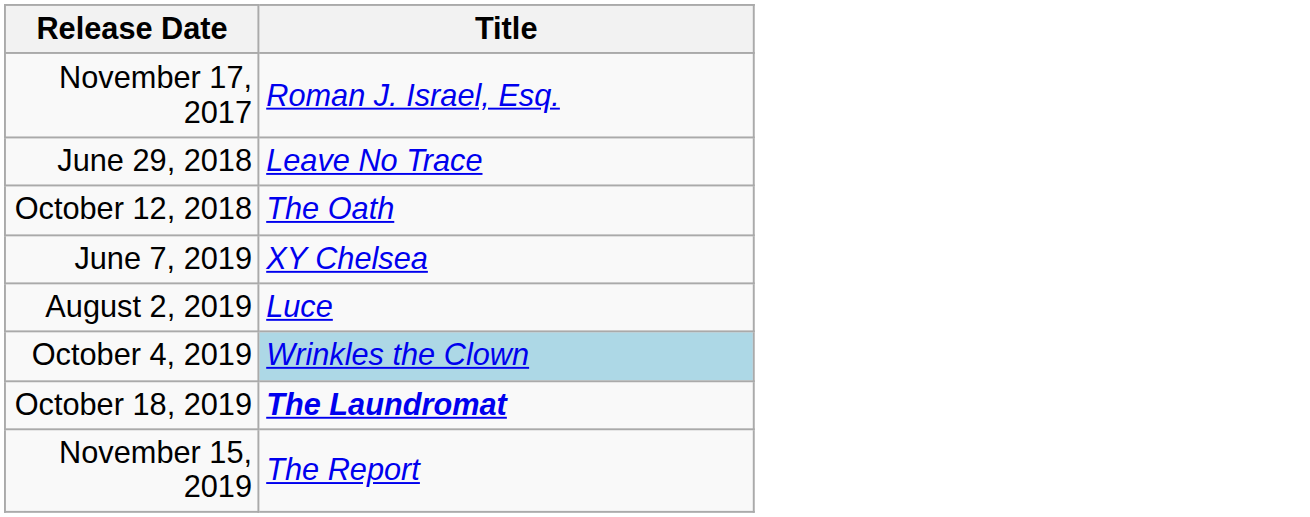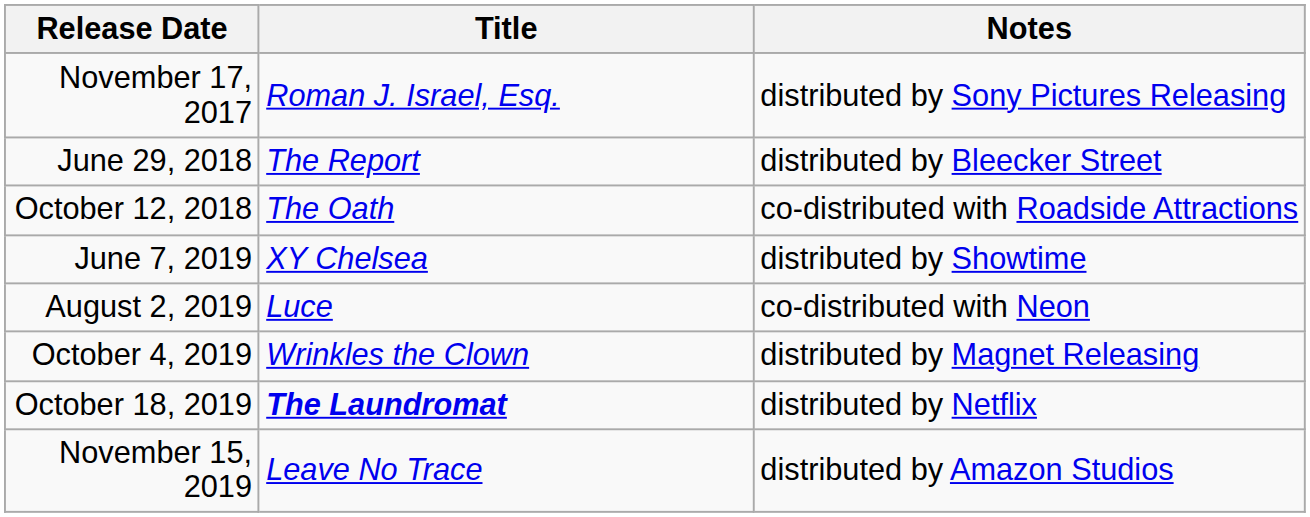+ column: (1029, 28)
(374, 160) Leave No Trace -> (343, 160) The Report
(398, 355) lightblue background -> (398, 355) no background
(343, 470) The Report -> (374, 470) Leave No Trace
